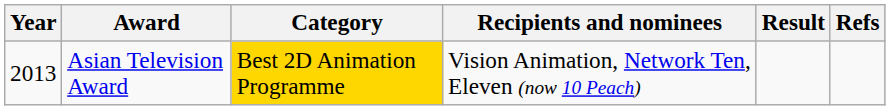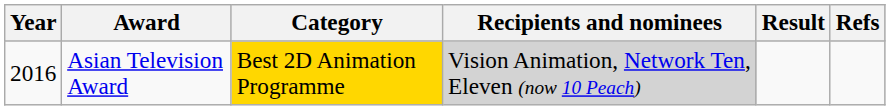(33, 72) 2013 -> (33, 72) 2016
(599, 72) no background -> (599, 72) lightgrey background
